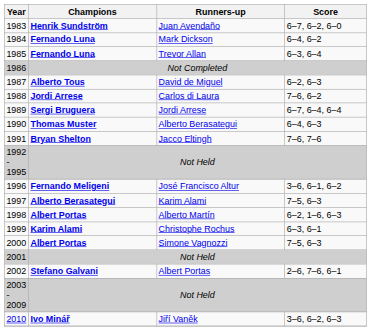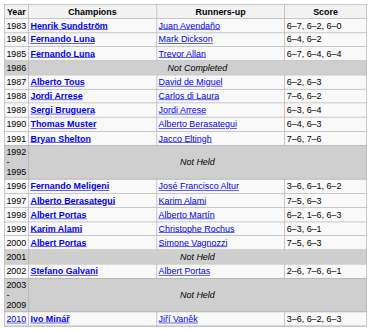(304, 54) 6–3, 6–4 -> (314, 54) 6–7, 6–4, 6–4
(314, 110) 6–7, 6–4, 6–4 -> (304, 110) 6–3, 6–4
